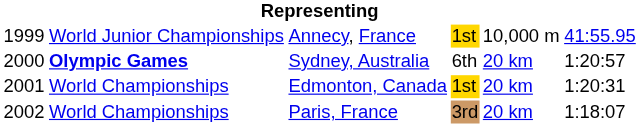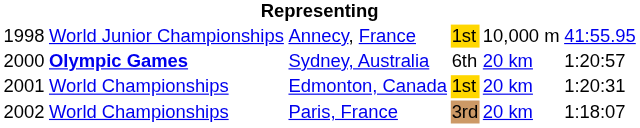(24, 36) 1999 -> (24, 36) 1998
